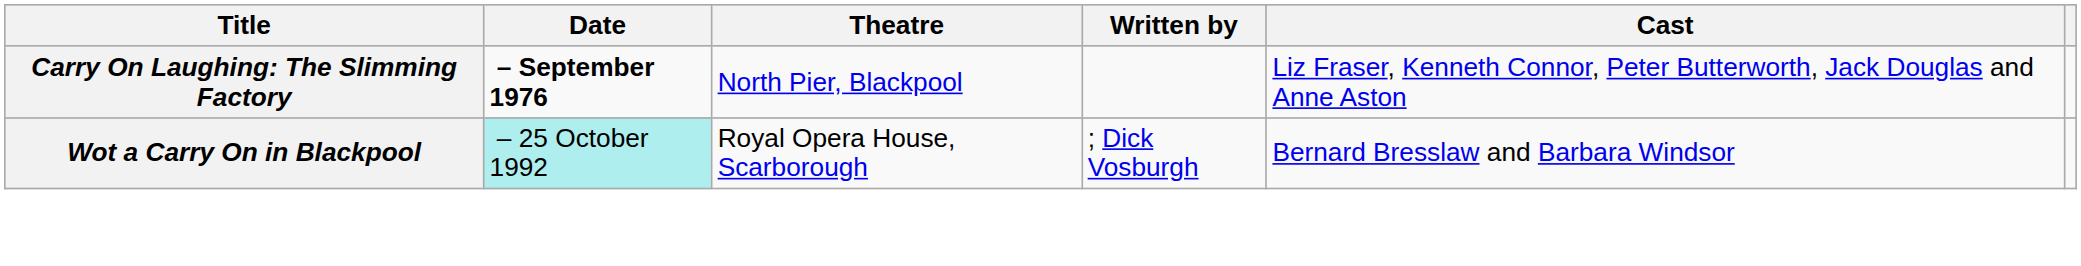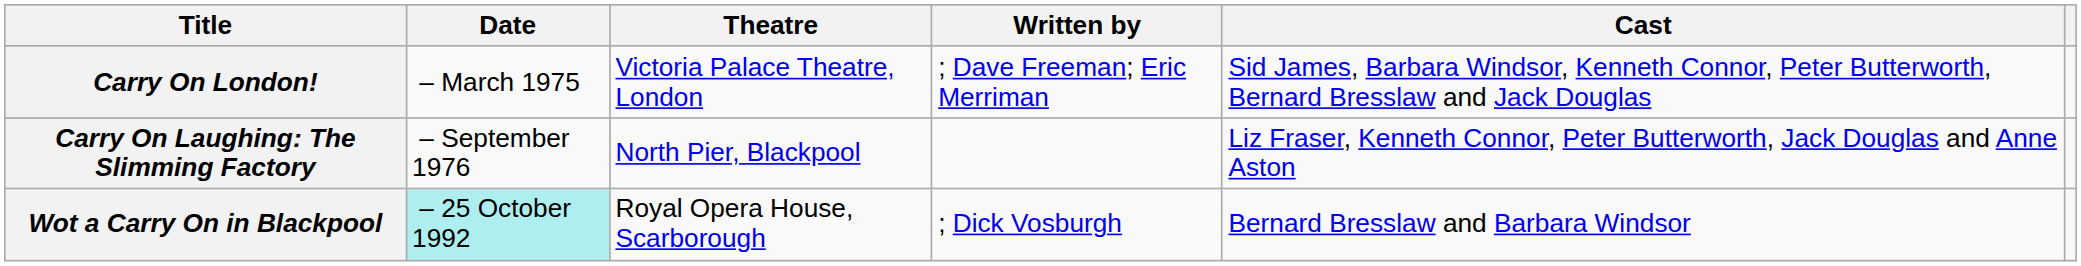+ row: (205, 81)
(572, 81) bold -> (491, 152) normal
